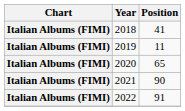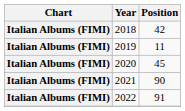(160, 30) 41 -> (160, 30) 42
(160, 64) 65 -> (160, 64) 45
